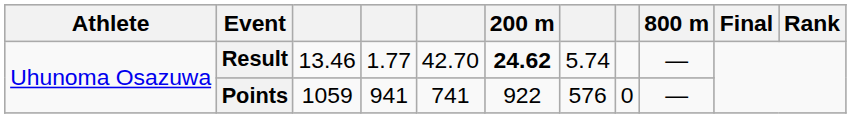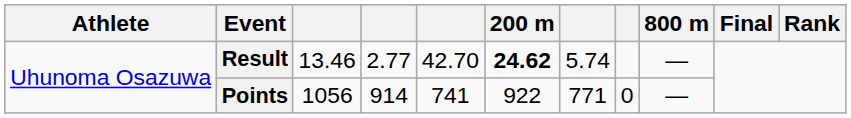(389, 59) 1.77 -> (389, 59) 2.77
(327, 96) 1059 -> (327, 96) 1056
(389, 96) 941 -> (389, 96) 914
(588, 96) 576 -> (588, 96) 771
